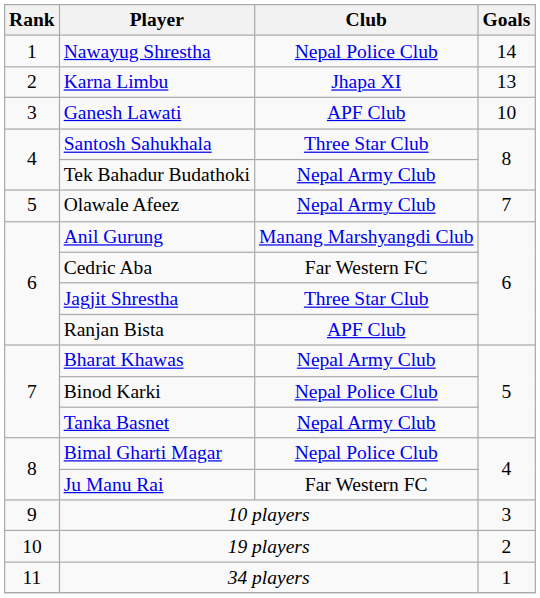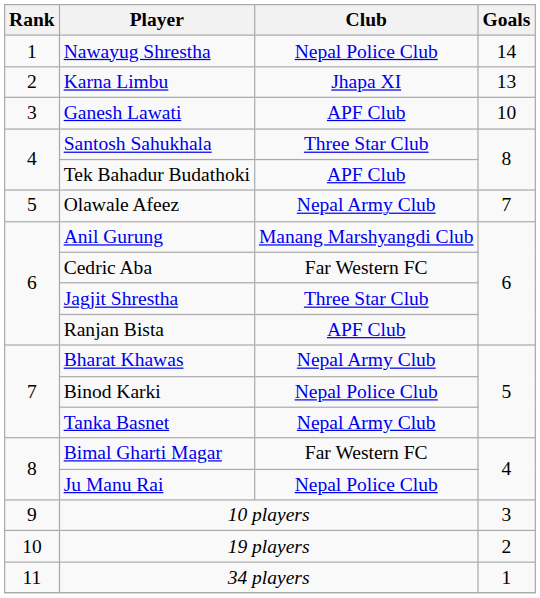(366, 174) Nepal Army Club -> (366, 174) APF Club
(366, 453) Nepal Police Club -> (366, 453) Far Western FC
(366, 484) Far Western FC -> (366, 484) Nepal Police Club
